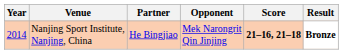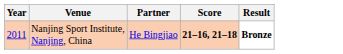- column: (212, 13)
(17, 35) 2014 -> (17, 35) 2011
